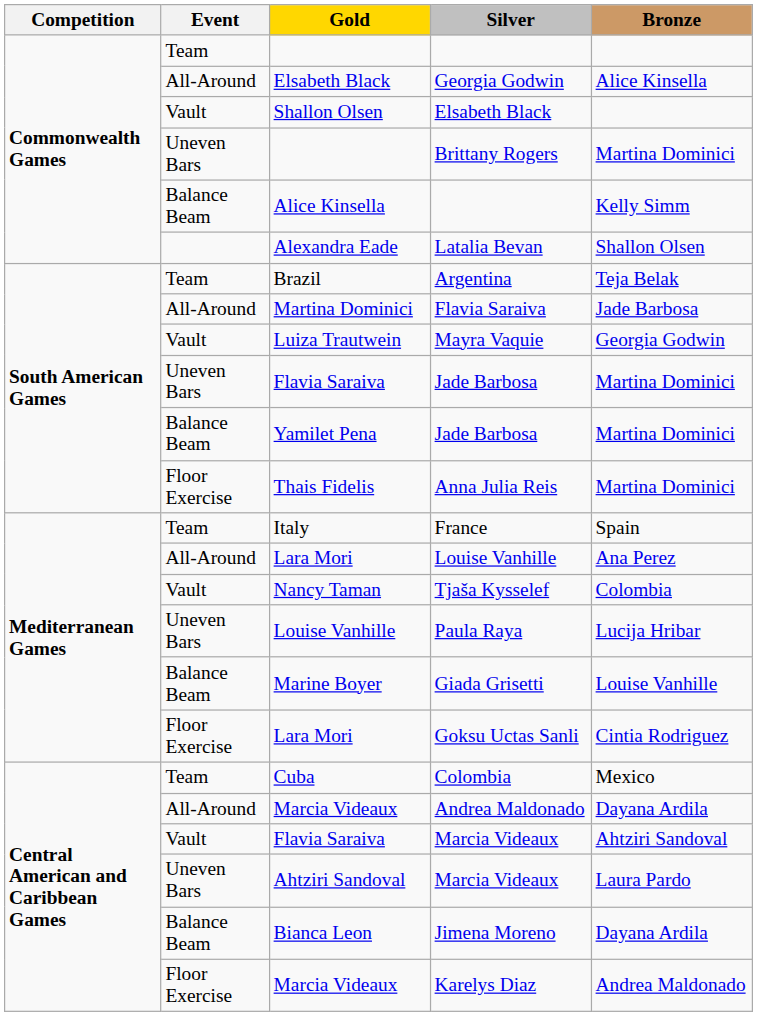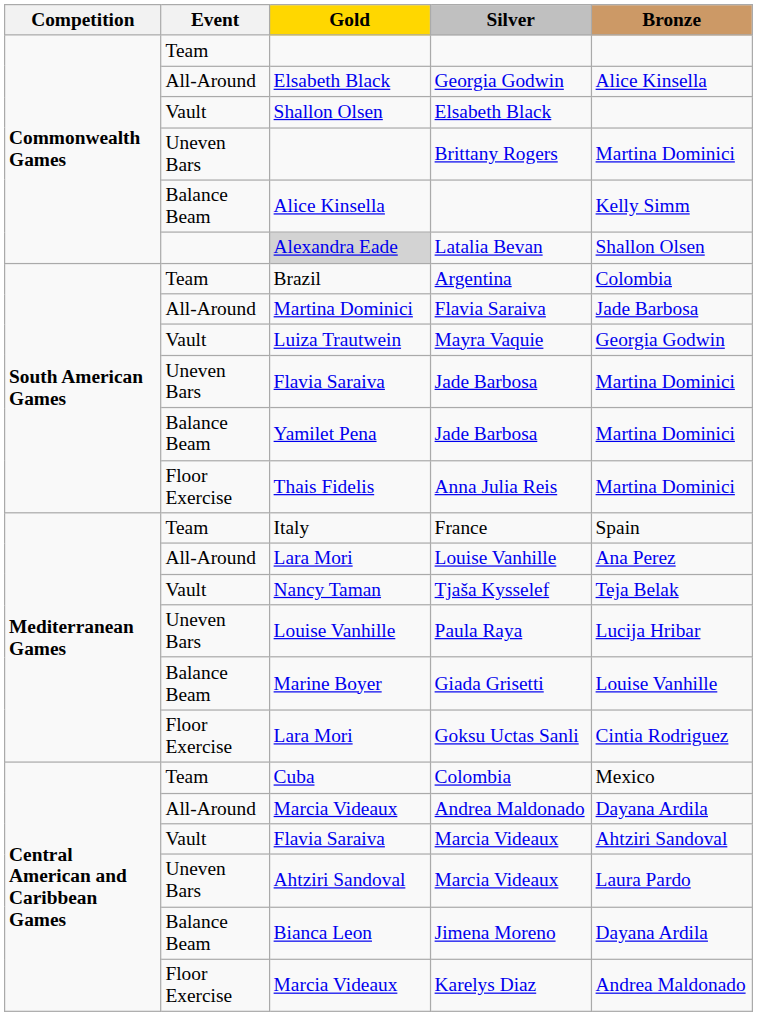(336, 247) no background -> (336, 247) lightgrey background
(637, 278) Teja Belak -> (634, 278) Colombia
(634, 589) Colombia -> (637, 589) Teja Belak
